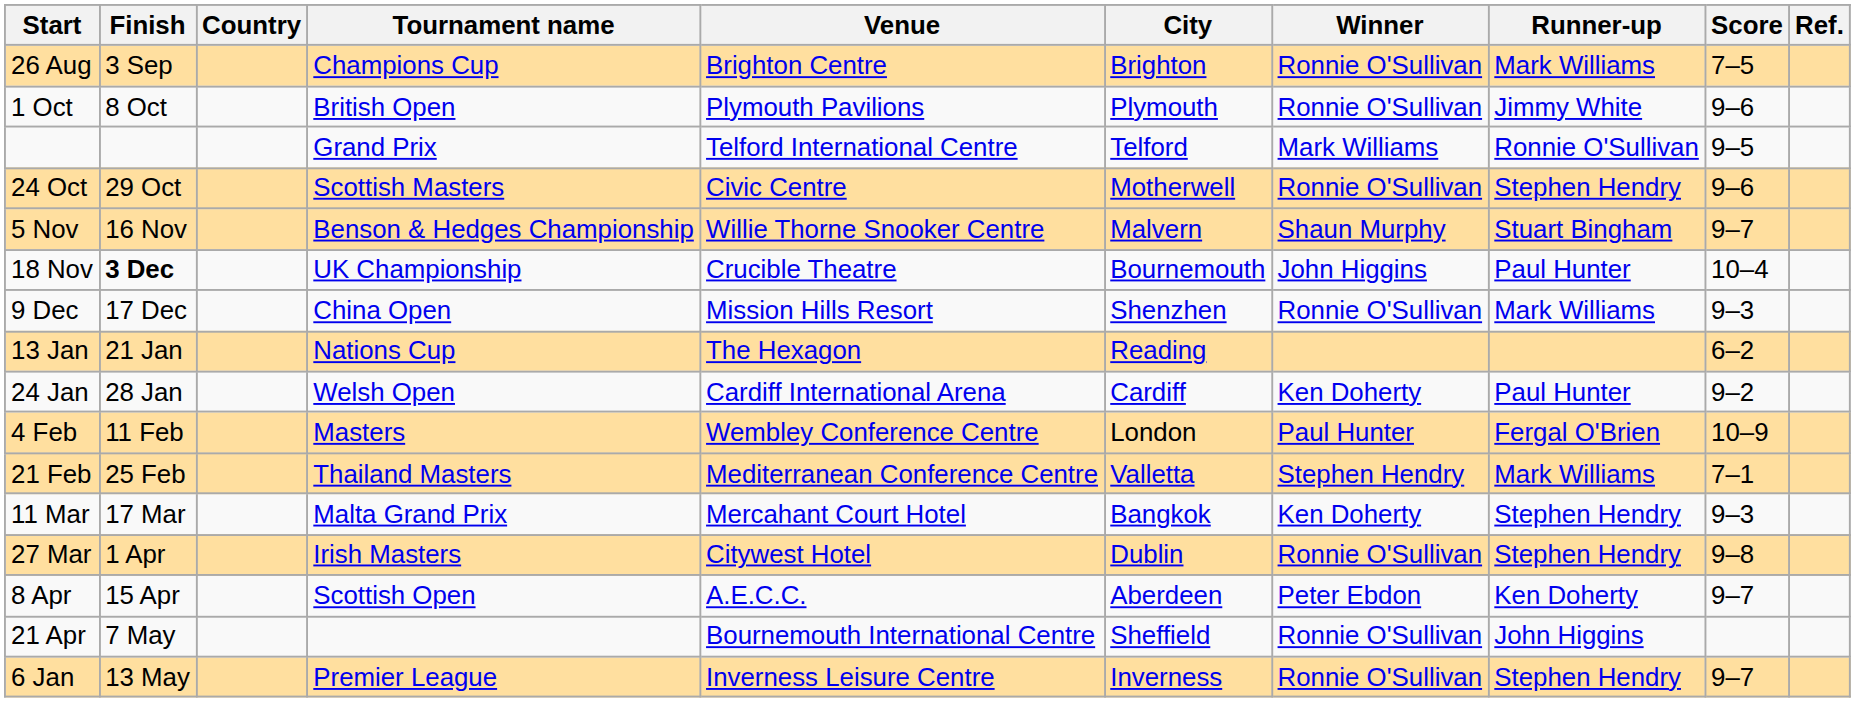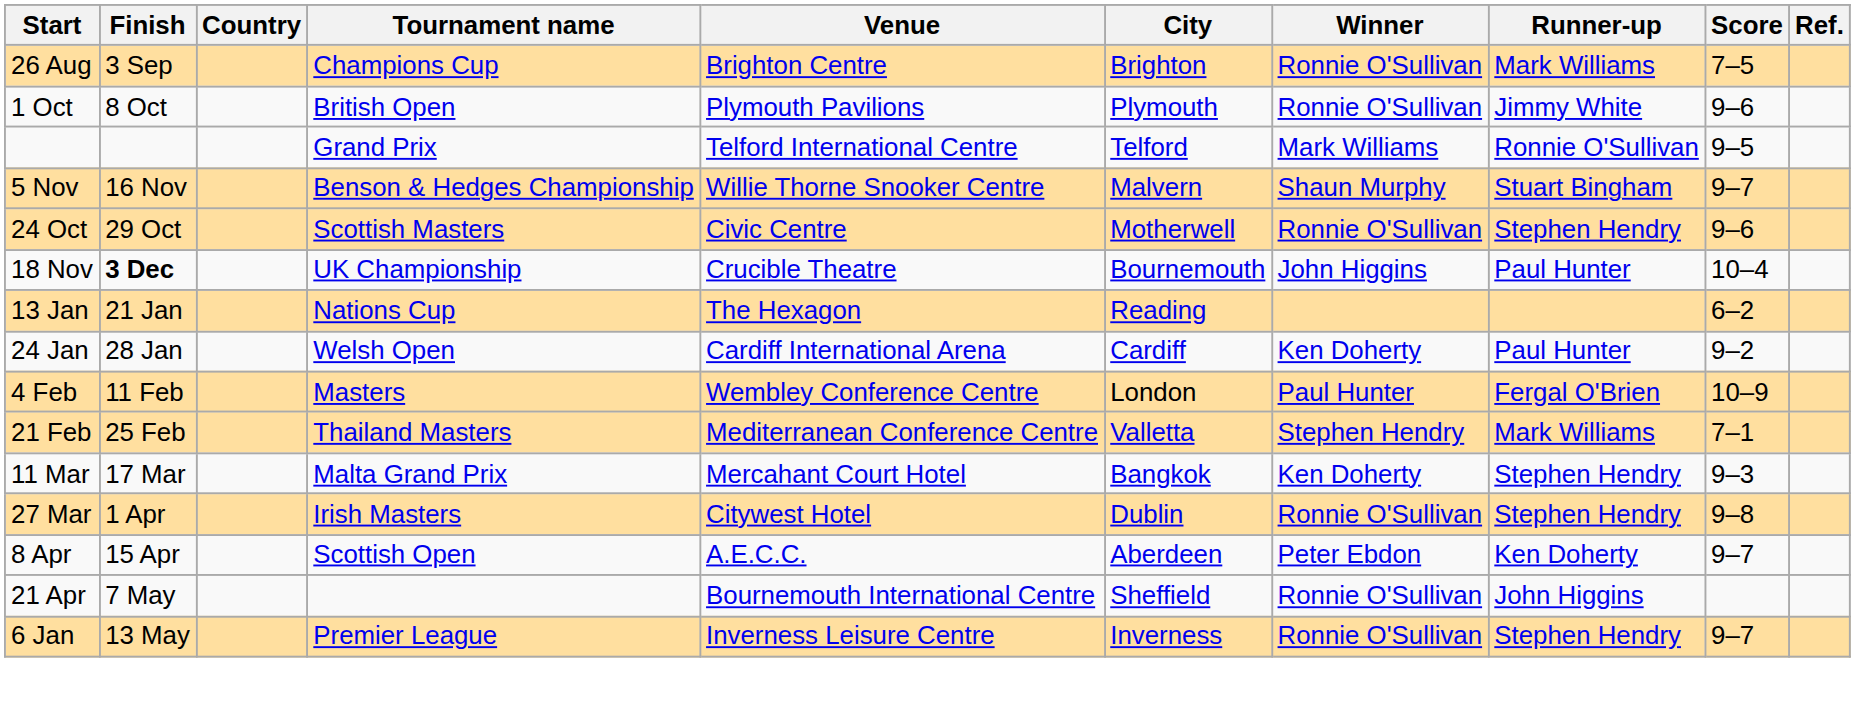rows swapped: (49, 188) <-> (45, 229)
- row: (45, 310)
